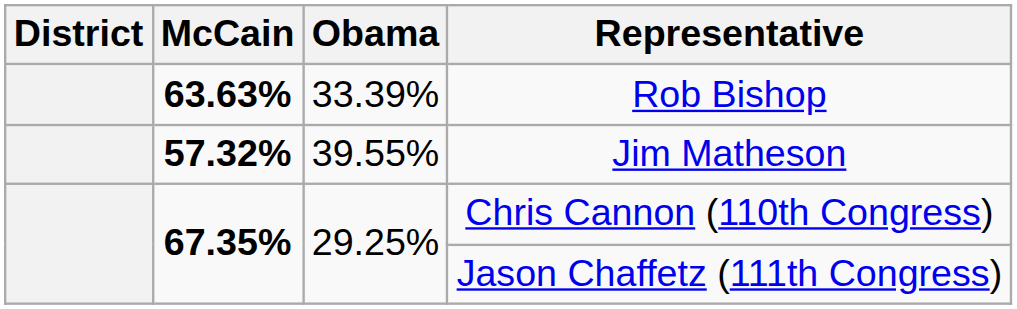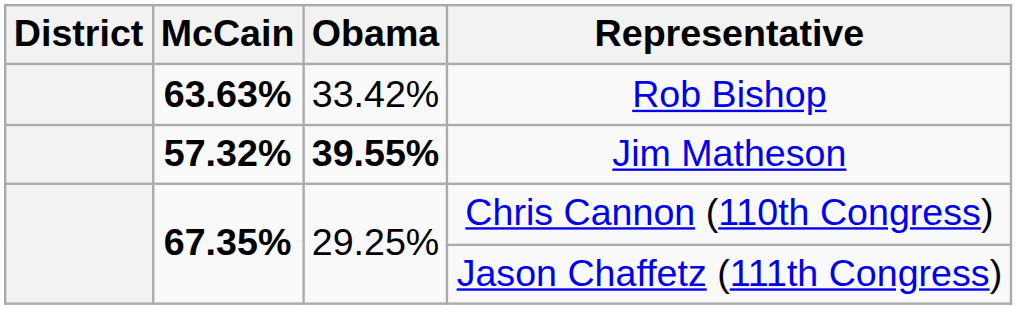(376, 93) 33.39% -> (376, 93) 33.42%
(376, 153) normal -> (376, 153) bold
